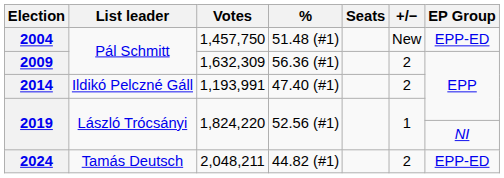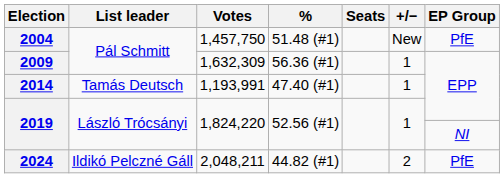(462, 39) EPP-ED -> (462, 39) PfE
(407, 62) 2 -> (407, 62) 1
(132, 86) Ildikó Pelczné Gáll -> (132, 86) Tamás Deutsch
(407, 86) 2 -> (407, 86) 1
(132, 161) Tamás Deutsch -> (132, 161) Ildikó Pelczné Gáll
(462, 161) EPP-ED -> (462, 161) PfE
